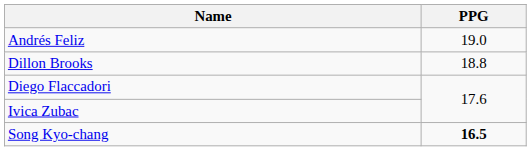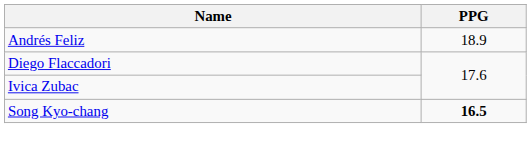(474, 39) 19.0 -> (474, 39) 18.9
- row: (50, 63)
